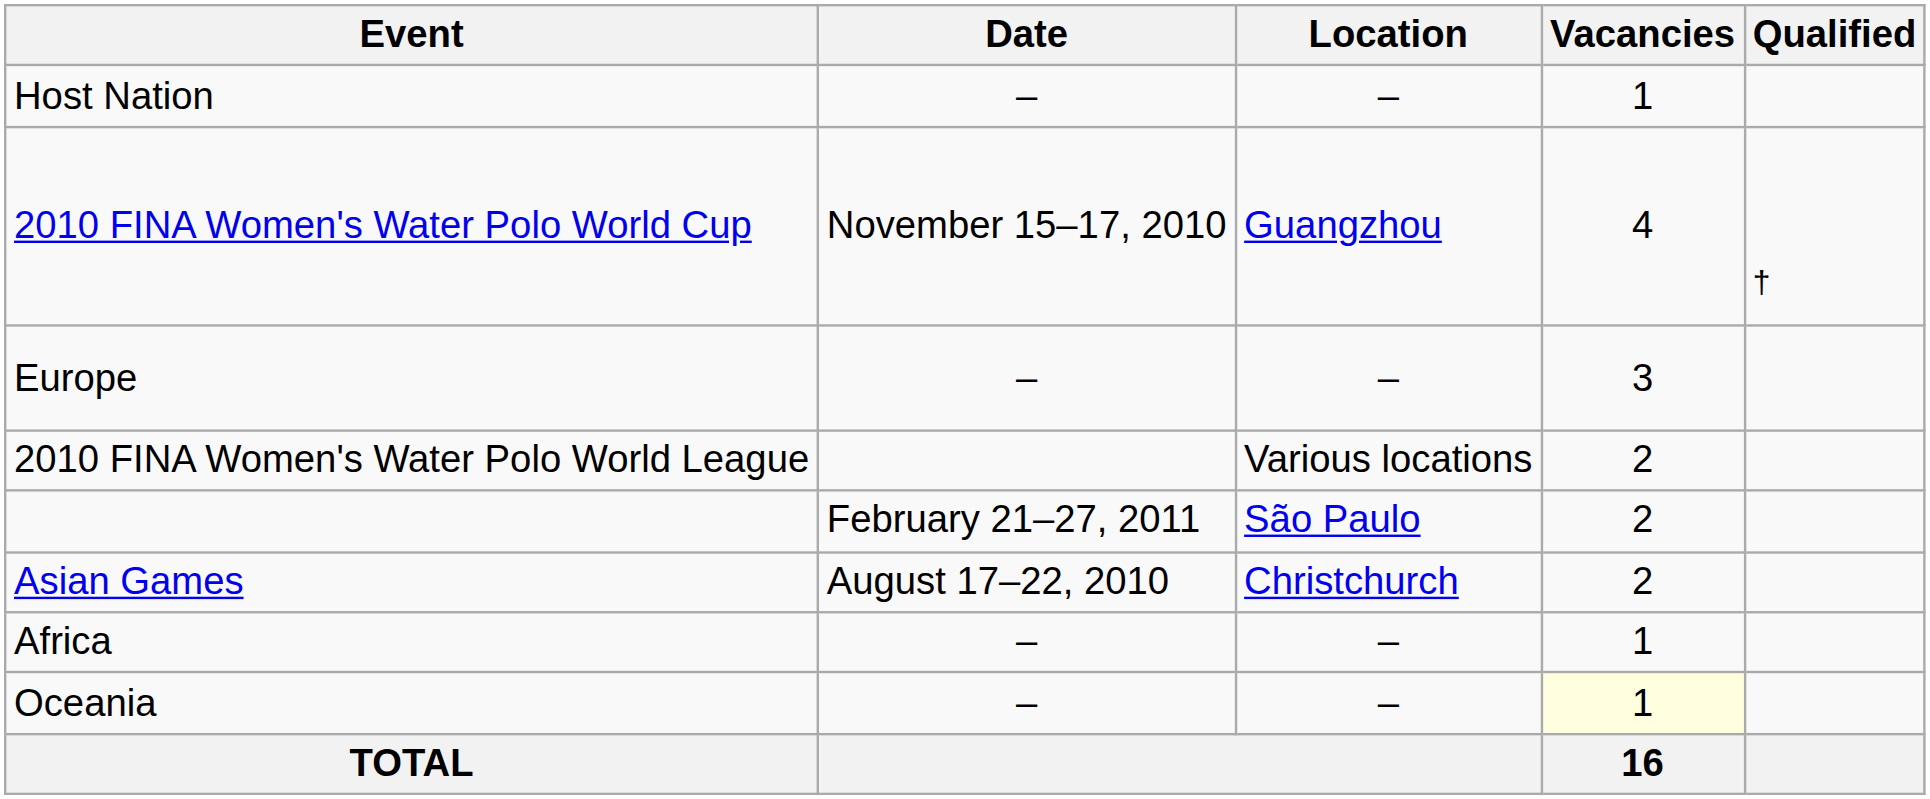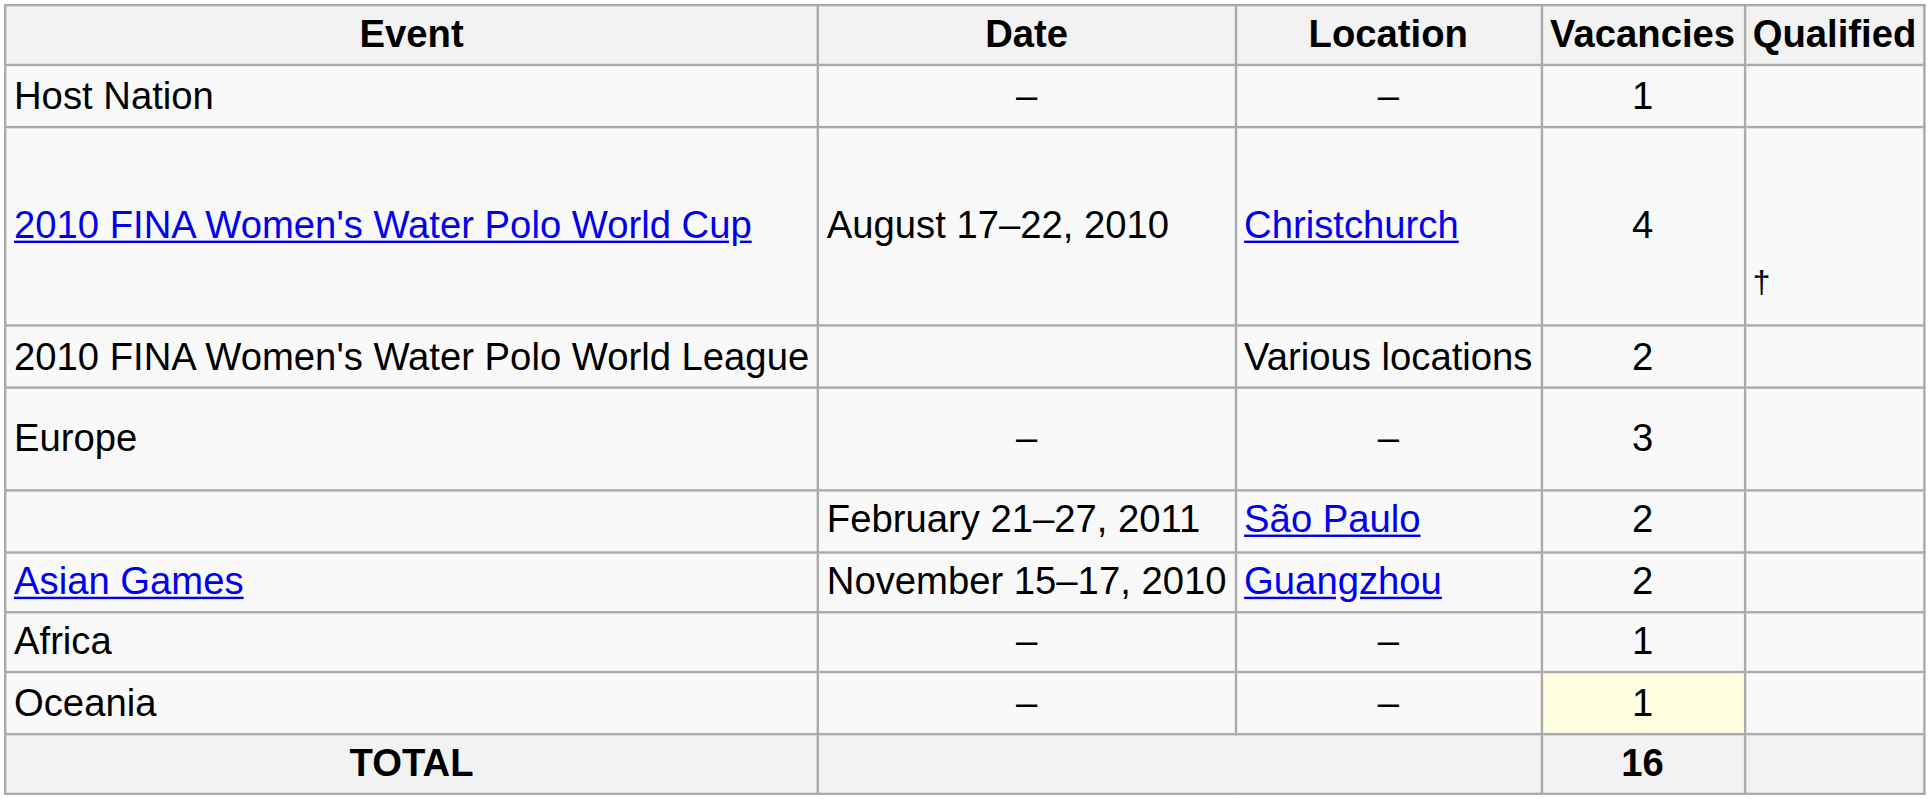(1027, 225) November 15–17, 2010 -> (998, 225) August 17–22, 2010
(1343, 225) Guangzhou -> (1351, 225) Christchurch
rows swapped: (412, 459) <-> (76, 377)
(998, 581) August 17–22, 2010 -> (1027, 581) November 15–17, 2010
(1351, 581) Christchurch -> (1343, 581) Guangzhou
